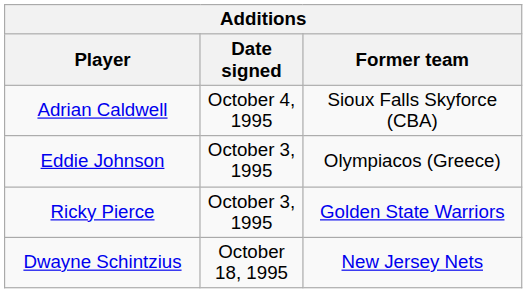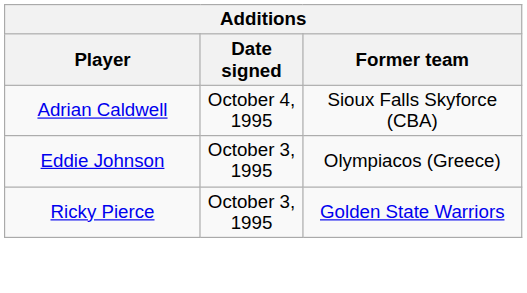- row: (102, 262)
